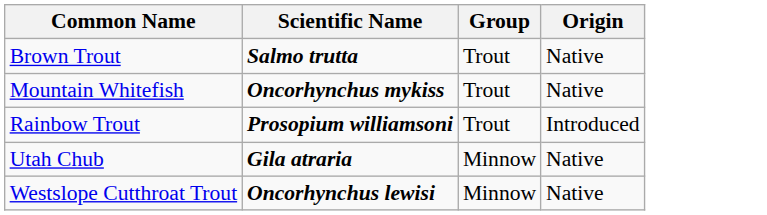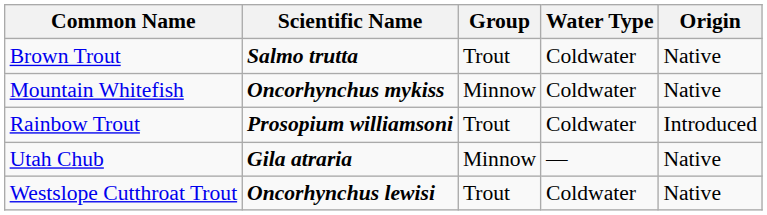+ column: (600, 21)
(487, 90) Trout -> (500, 90) Minnow
(500, 192) Minnow -> (487, 192) Trout
